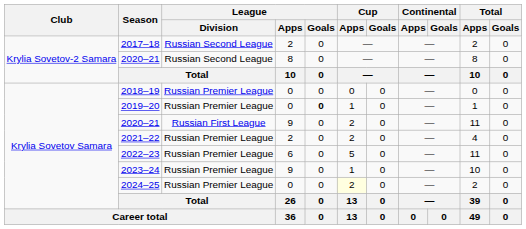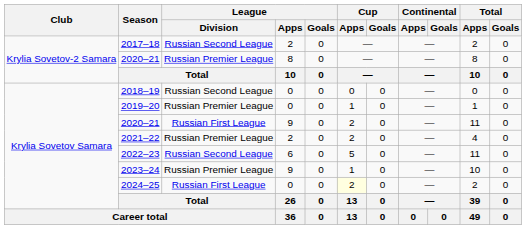(219, 59) Russian Second League -> (219, 59) Russian Premier League
(219, 91) Russian Premier League -> (219, 91) Russian Second League
(321, 106) bold -> (321, 106) normal
(219, 153) Russian Premier League -> (219, 153) Russian Second League
(219, 185) Russian Premier League -> (219, 185) Russian First League
